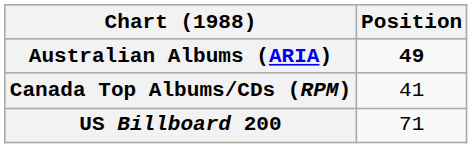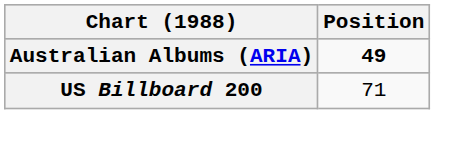- row: (180, 91)
